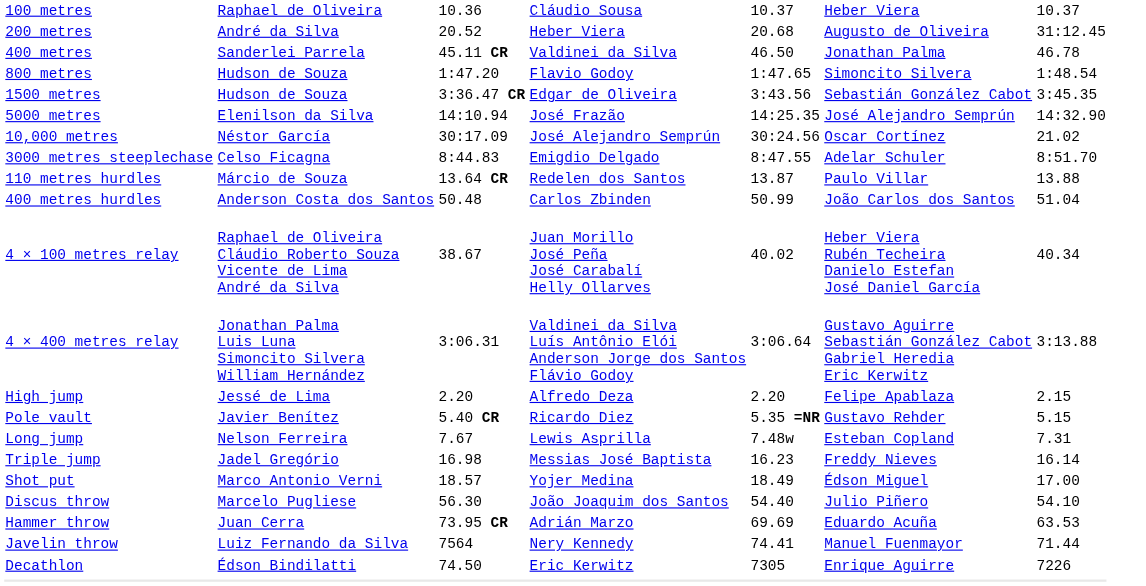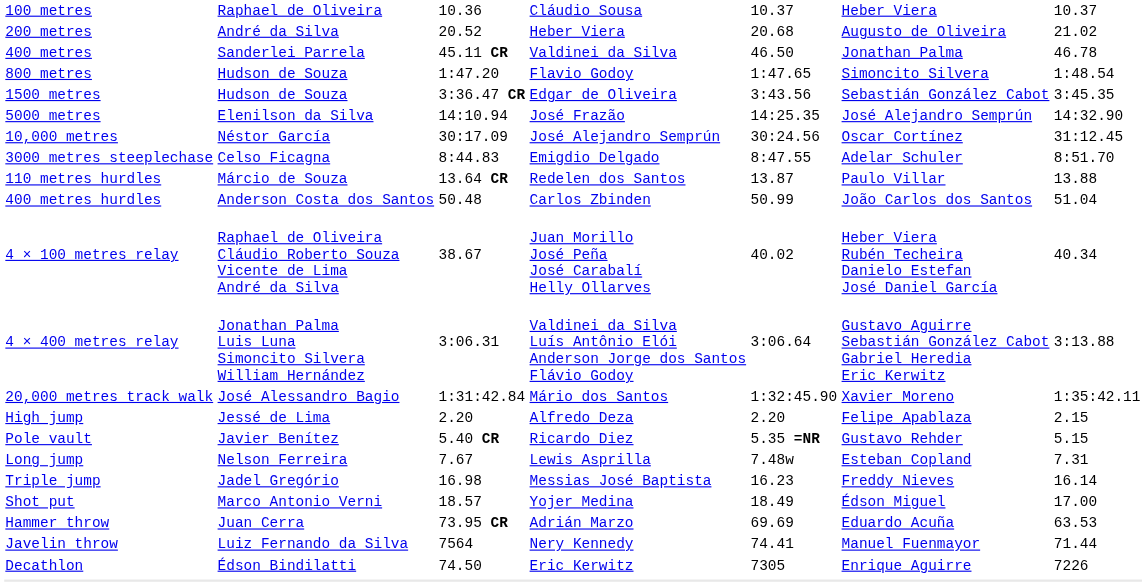(1071, 32) 31:12.45 -> (1076, 32) 21.02
(1058, 137) 21.02 -> (1088, 137) 31:12.45
+ row: (109, 397)
- row: (57, 502)
